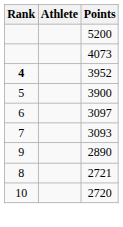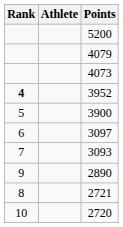+ row: (100, 54)
